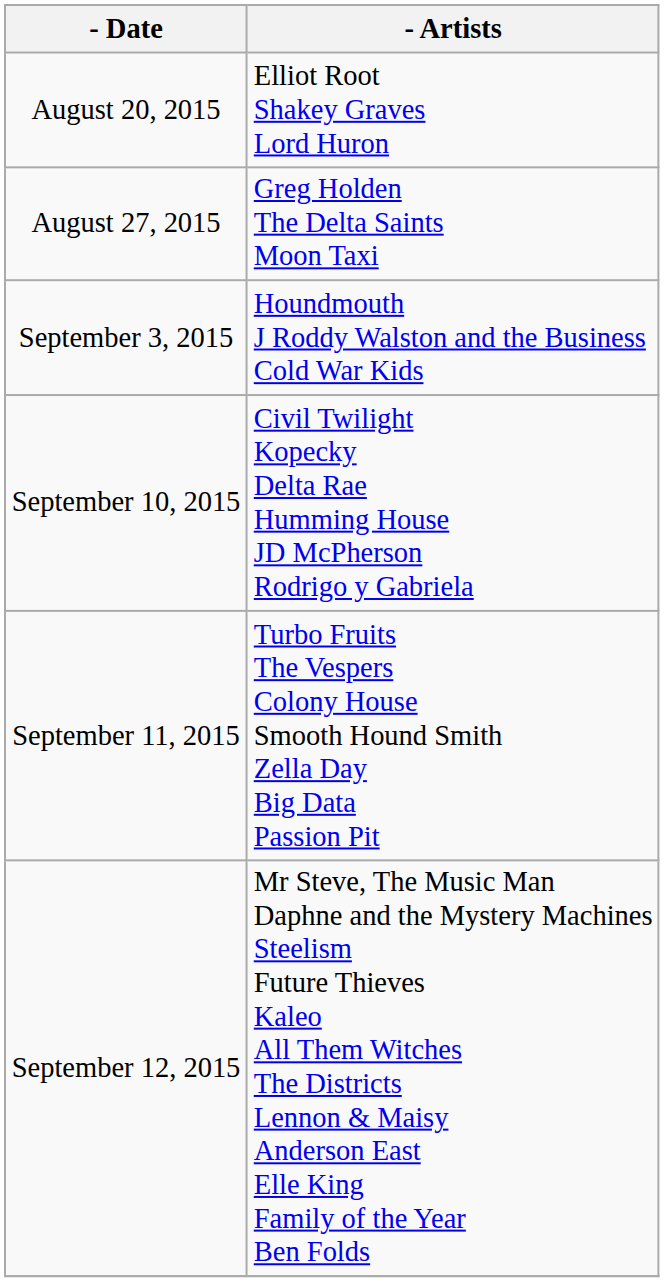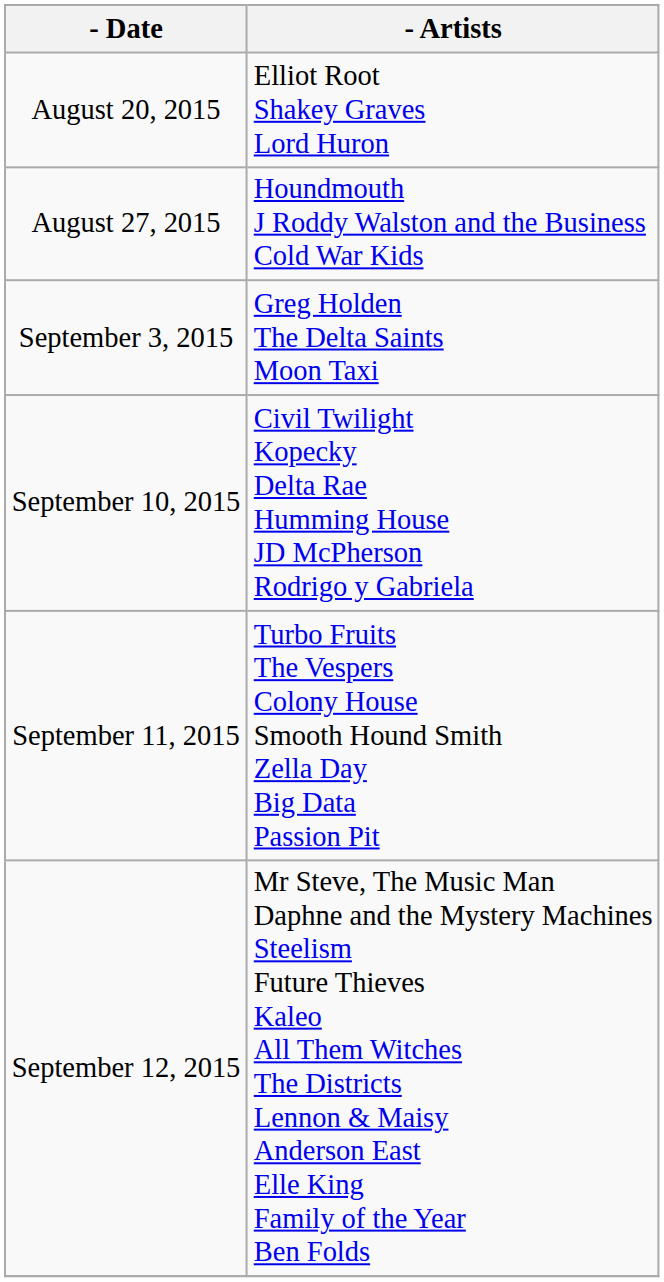(349, 223) Greg Holden The Delta Saints Moon Taxi -> (450, 223) Houndmouth J Roddy Walston and the Business Cold War Kids
(450, 337) Houndmouth J Roddy Walston and the Business Cold War Kids -> (349, 337) Greg Holden The Delta Saints Moon Taxi
